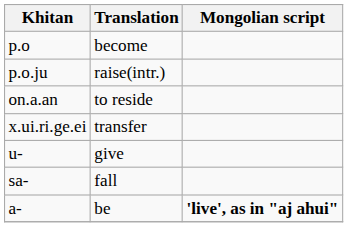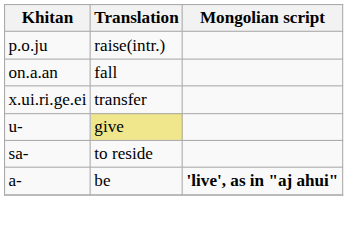- row: (19, 45)
(124, 99) to reside -> (106, 72) fall
(109, 153) no background -> (109, 126) khaki background
(106, 180) fall -> (124, 153) to reside
